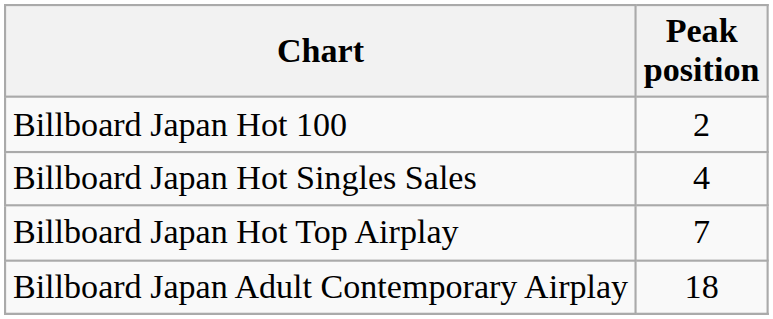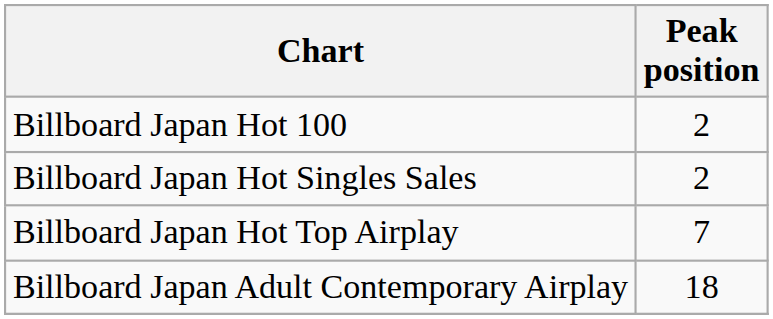(702, 177) 4 -> (702, 177) 2
